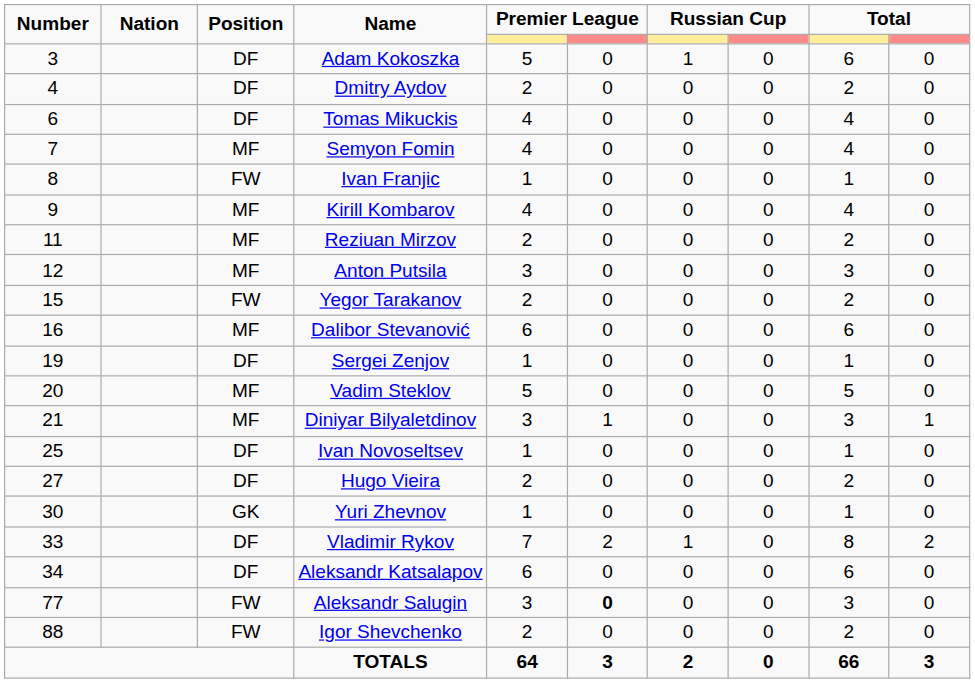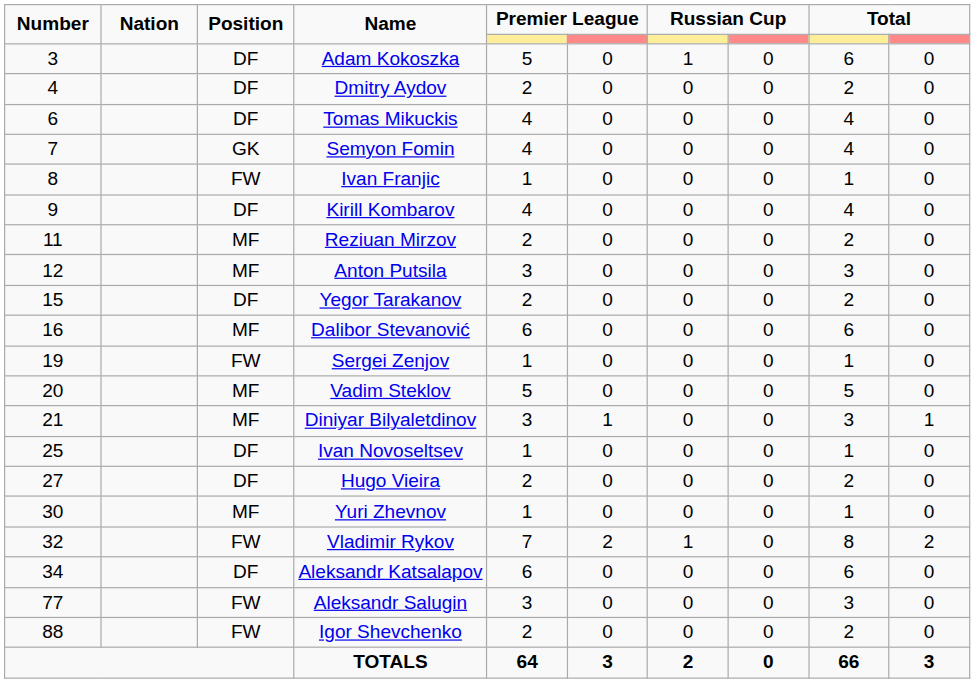(246, 149) MF -> (246, 149) GK
(246, 209) MF -> (246, 209) DF
(246, 300) FW -> (246, 300) DF
(246, 360) DF -> (246, 360) FW
(246, 511) GK -> (246, 511) MF
(53, 541) 33 -> (53, 541) 32
(246, 541) DF -> (246, 541) FW
(608, 602) bold -> (608, 602) normal
